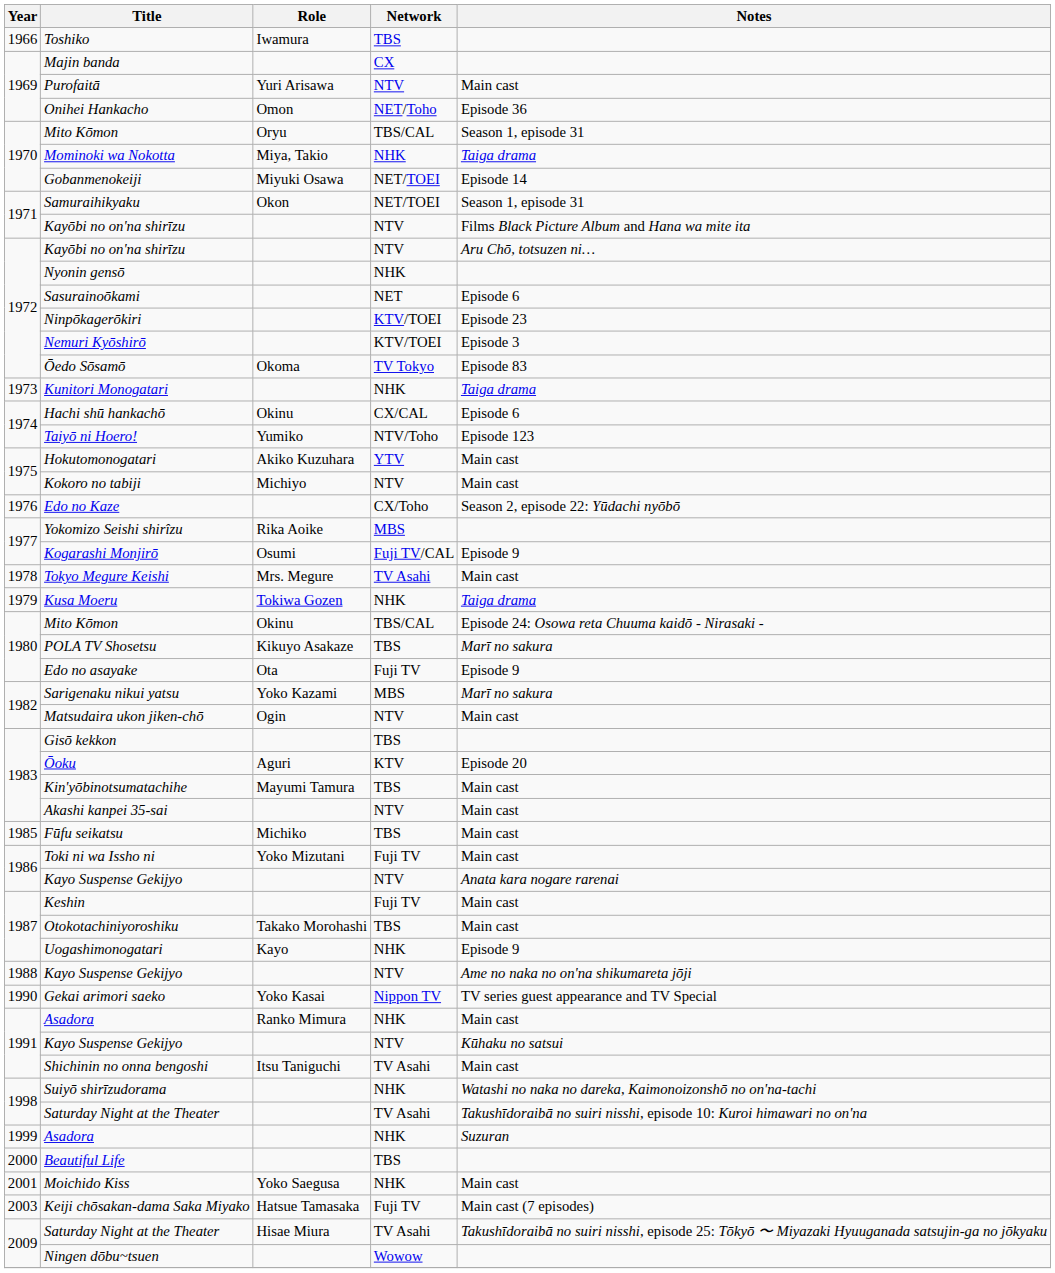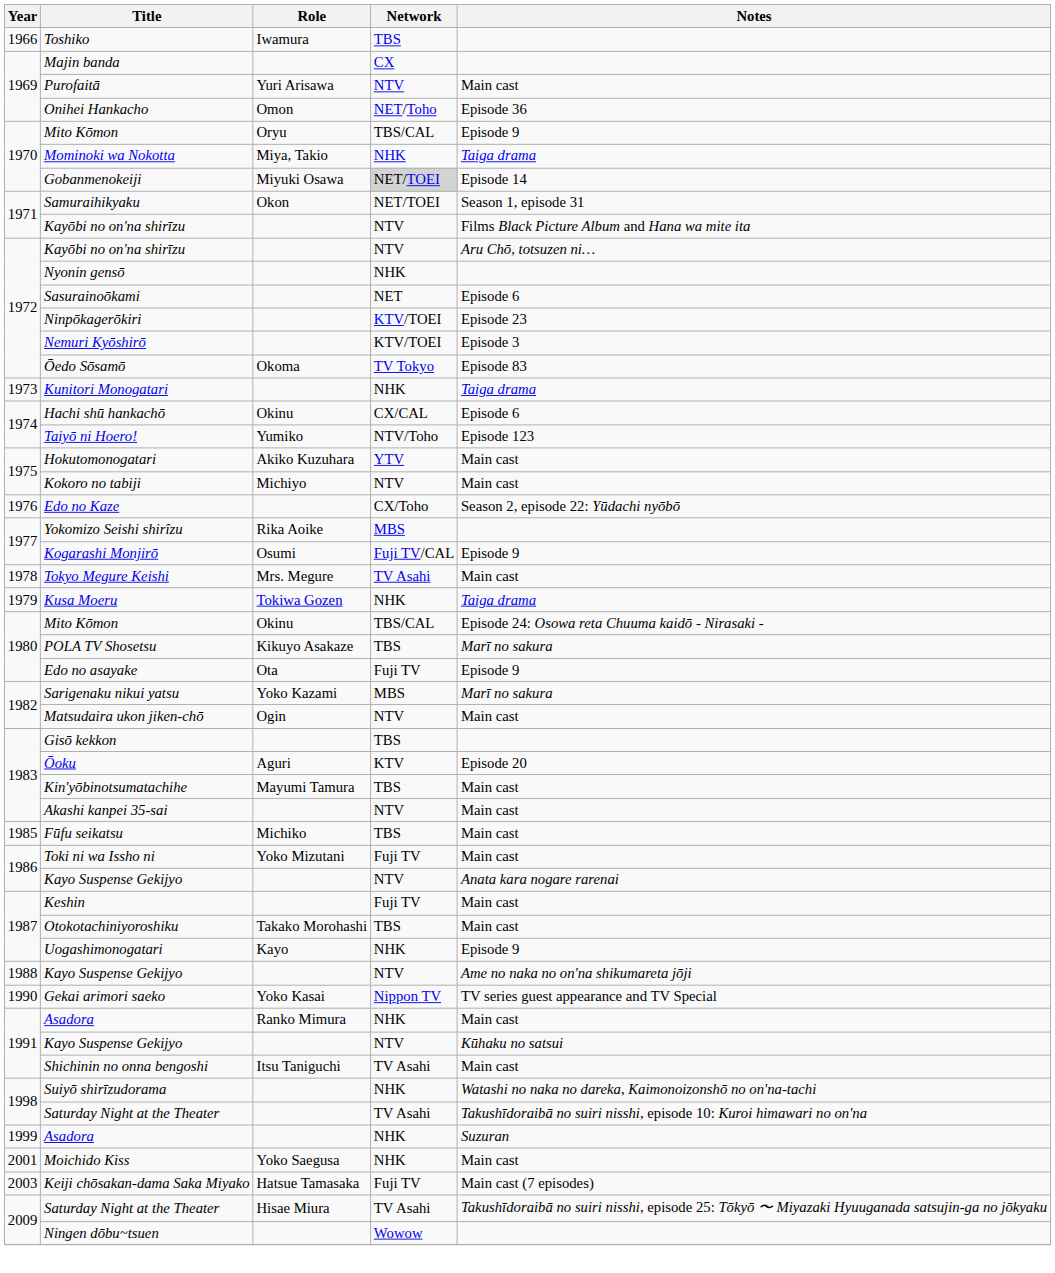(523, 132) Season 1, episode 31 -> (490, 132) Episode 9
(407, 179) no background -> (407, 179) lightgrey background
- row: (23, 1160)
